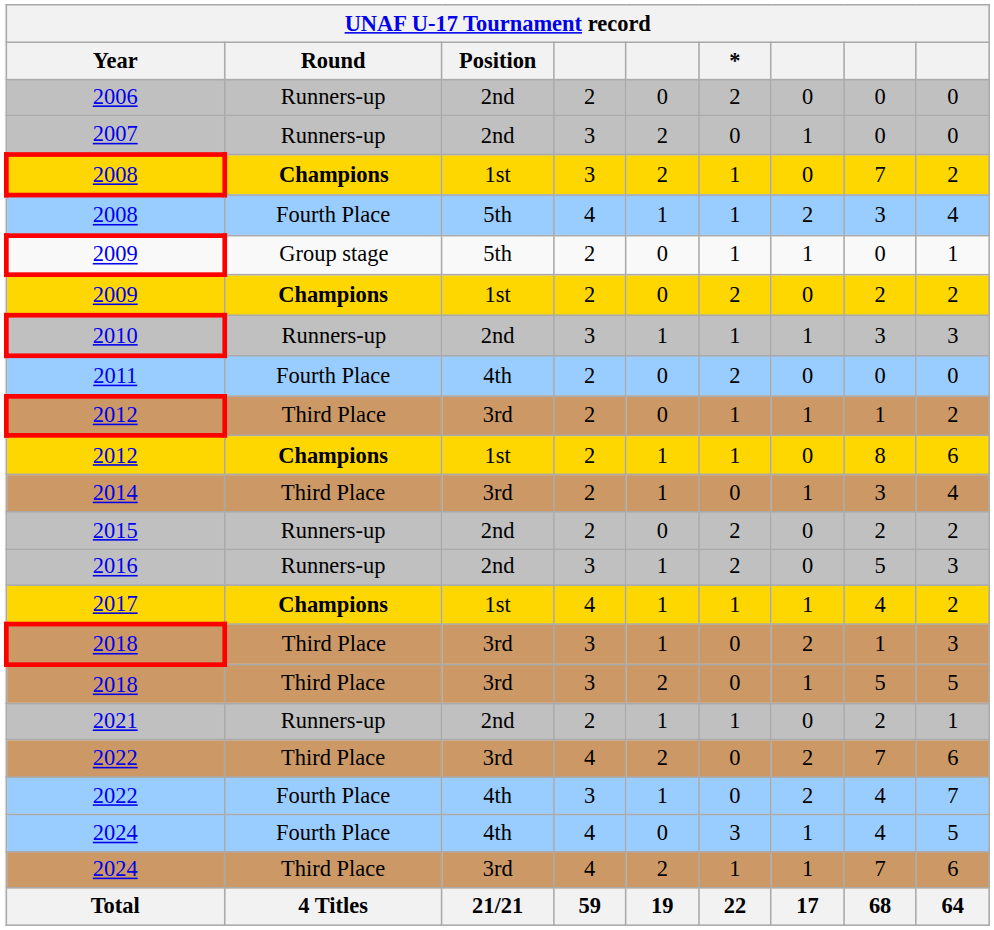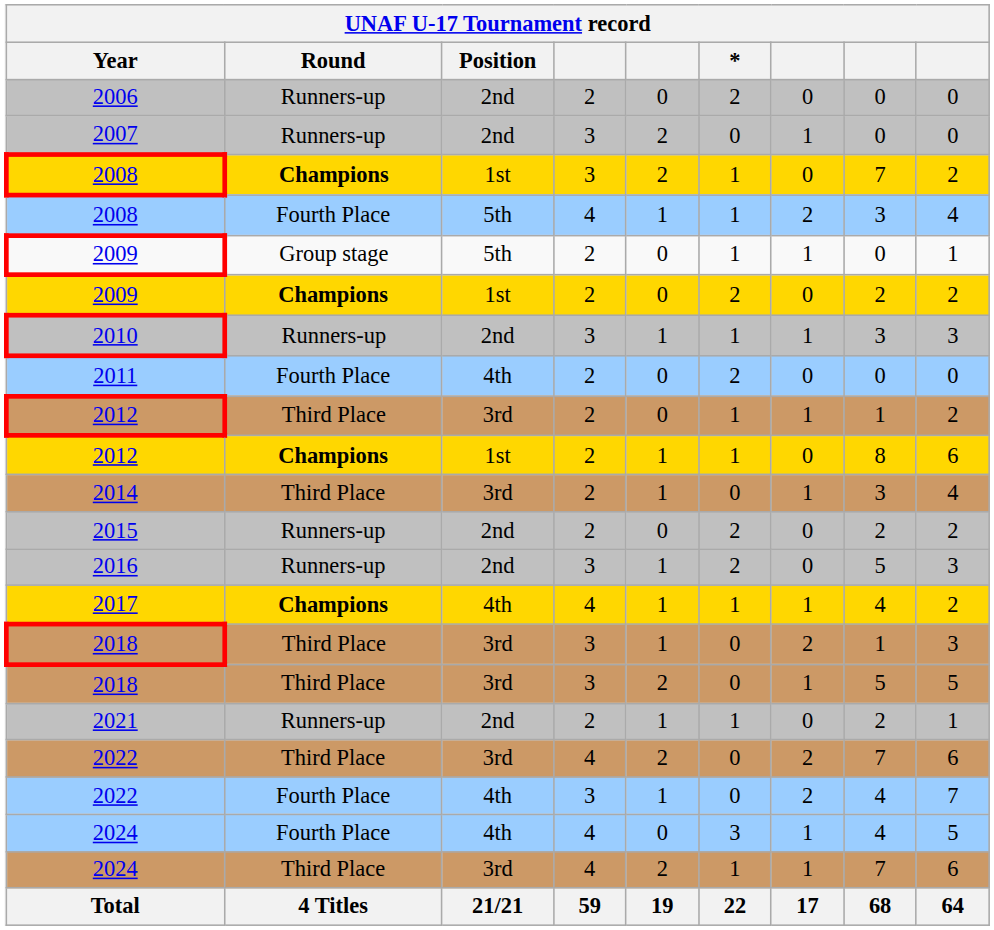(498, 604) 1st -> (498, 604) 4th
